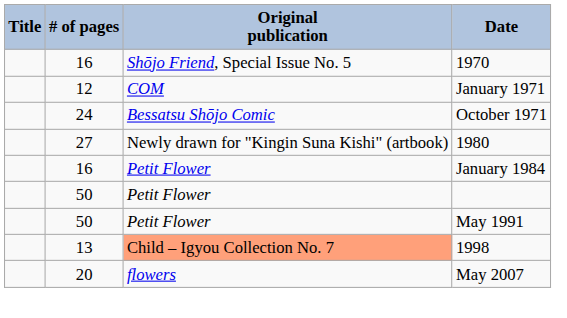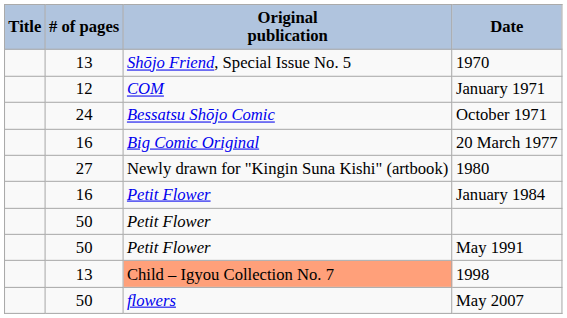(84, 62) 16 -> (84, 62) 13
+ row: (507, 141)
(84, 273) 20 -> (84, 300) 50
